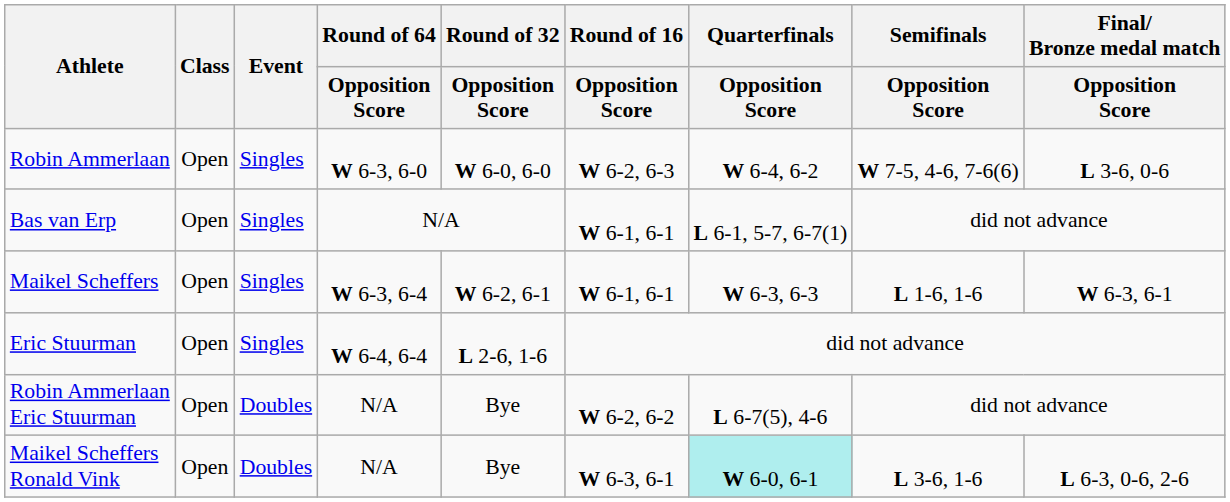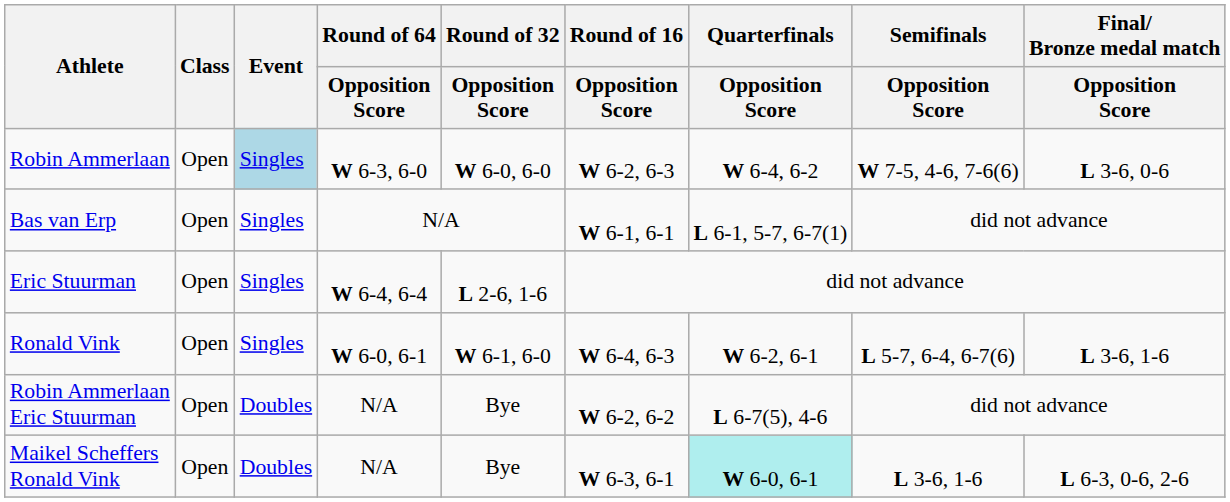(272, 158) no background -> (272, 158) lightblue background
- row: (84, 281)
+ row: (65, 343)
